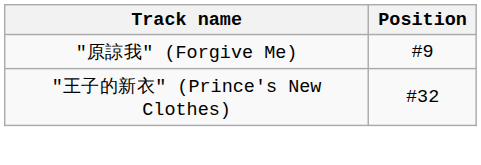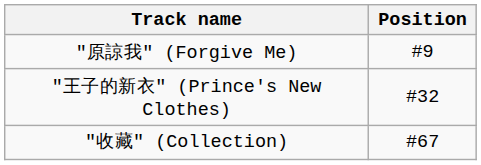+ row: (187, 143)
